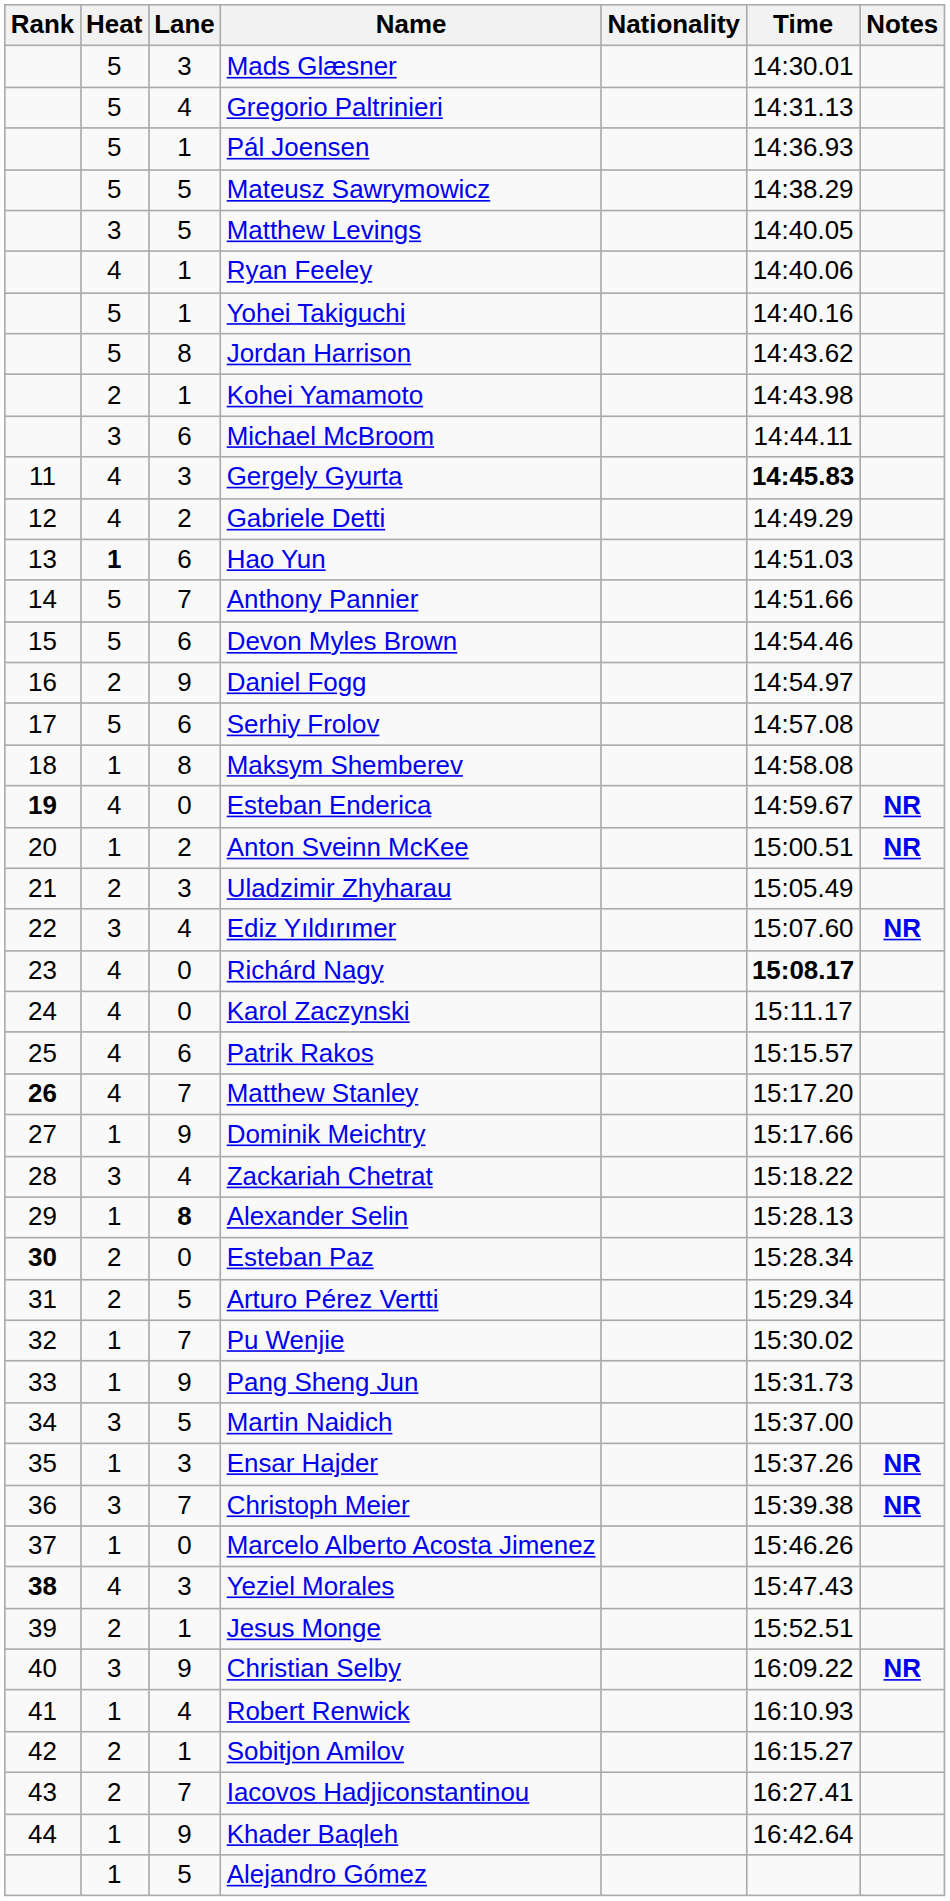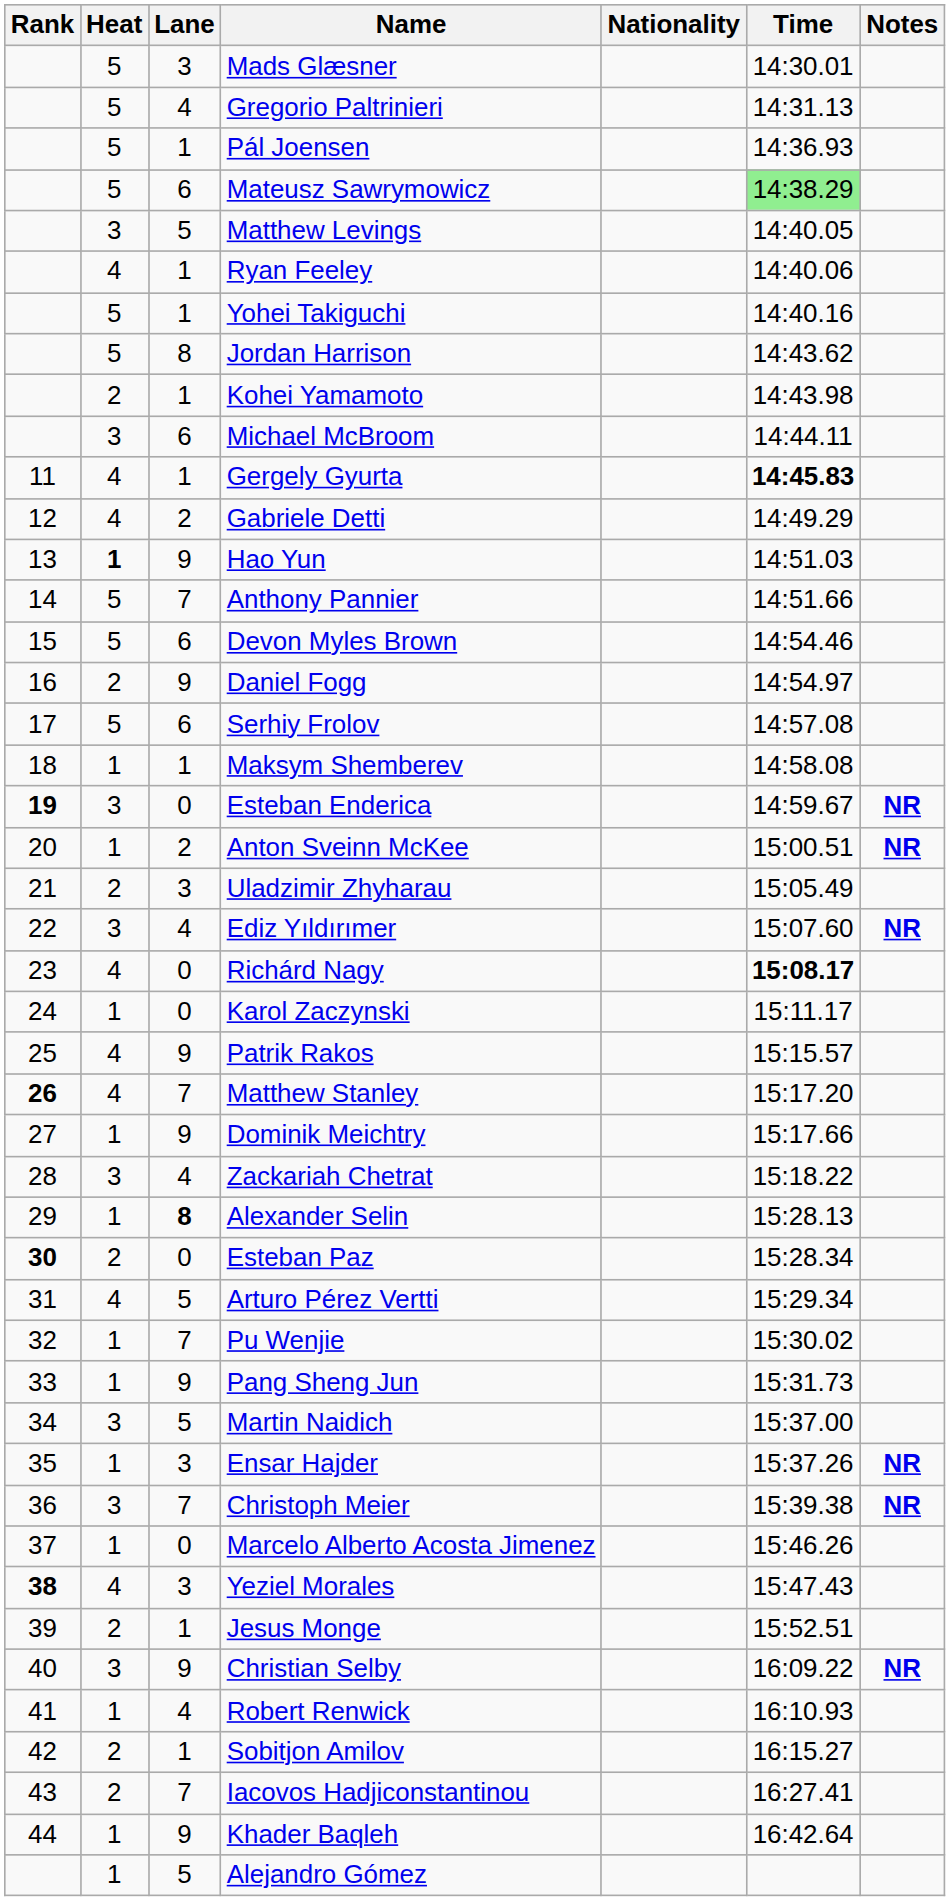(185, 189) 5 -> (185, 189) 6
(803, 189) no background -> (803, 189) lightgreen background
(185, 477) 3 -> (185, 477) 1
(185, 559) 6 -> (185, 559) 9
(185, 764) 8 -> (185, 764) 1
(114, 806) 4 -> (114, 806) 3
(114, 1011) 4 -> (114, 1011) 1
(185, 1052) 6 -> (185, 1052) 9
(114, 1299) 2 -> (114, 1299) 4
